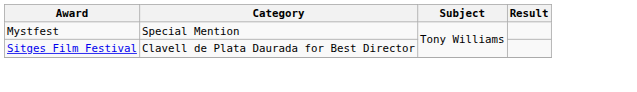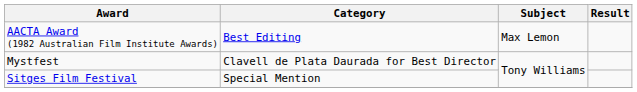+ row: (112, 37)
(191, 31) Special Mention -> (360, 61) Clavell de Plata Daurada for Best Director
(278, 48) Clavell de Plata Daurada for Best Director -> (272, 78) Special Mention
